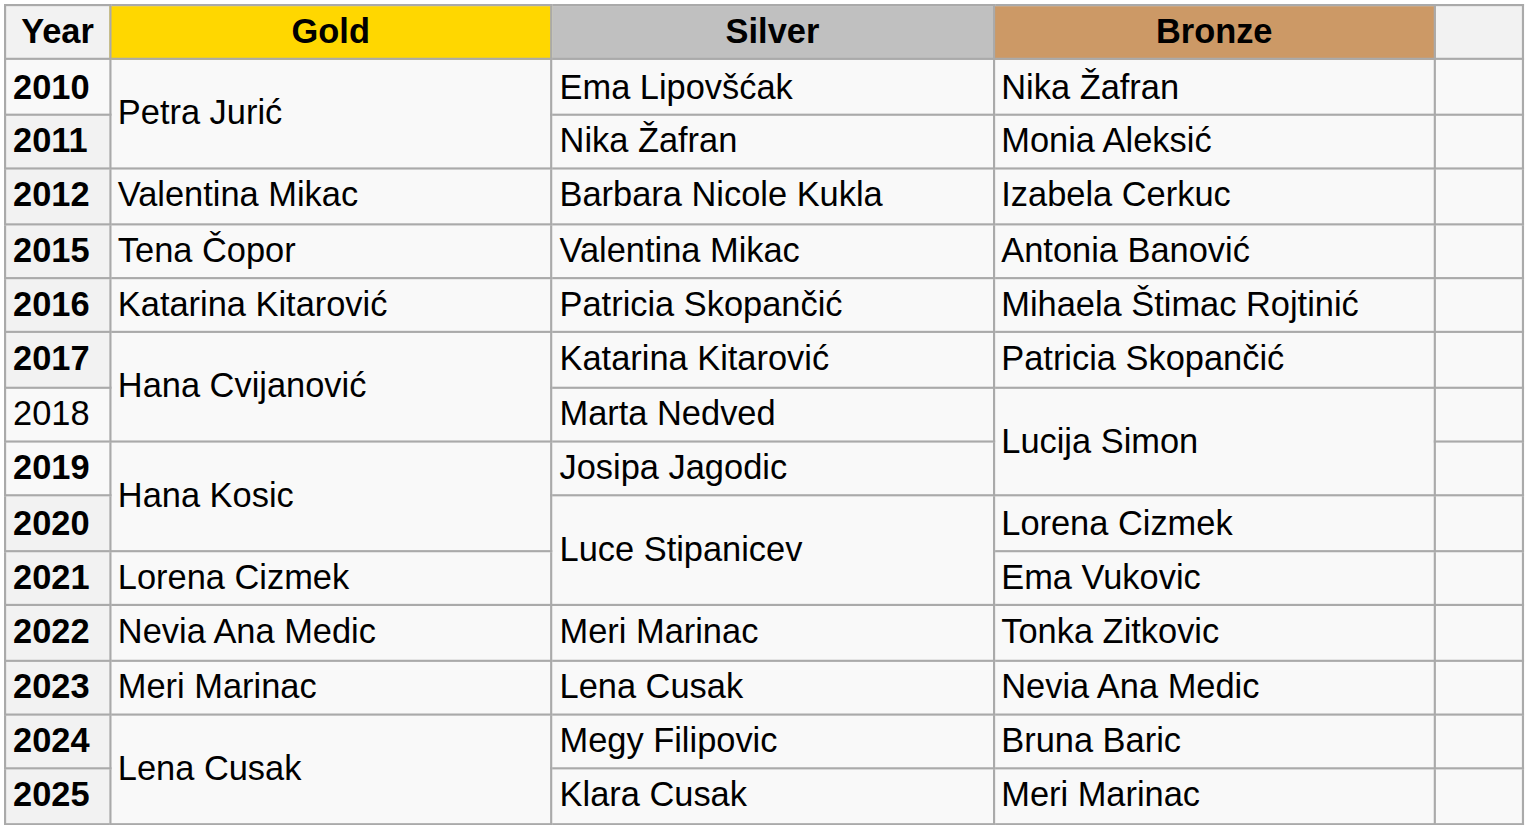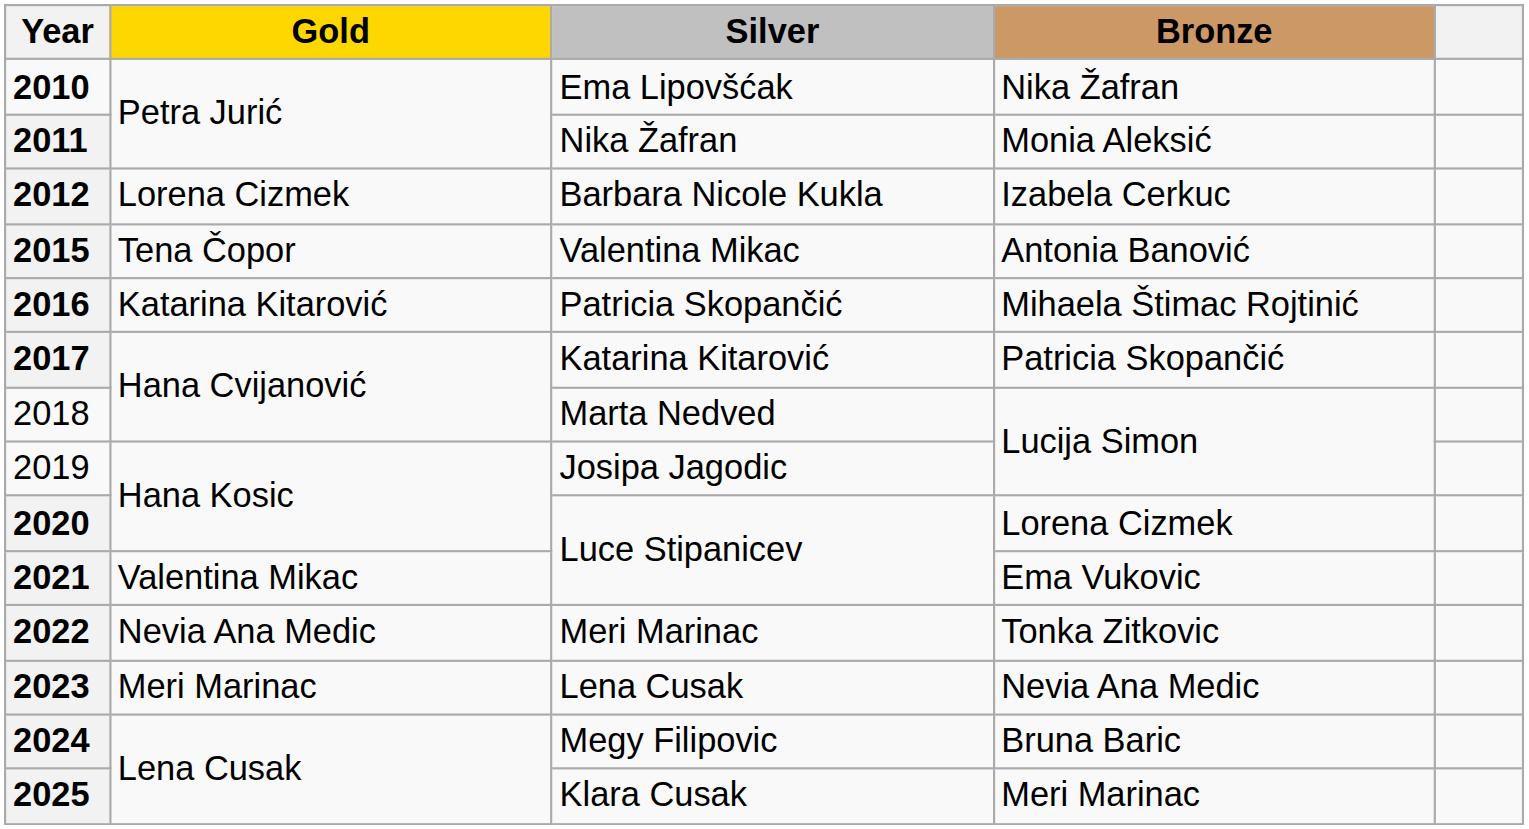(238, 195) Valentina Mikac -> (233, 195) Lorena Cizmek
(51, 468) bold -> (51, 468) normal
(233, 577) Lorena Cizmek -> (238, 577) Valentina Mikac
